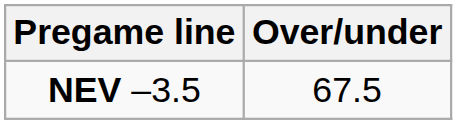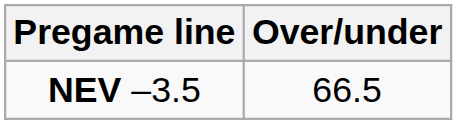(347, 89) 67.5 -> (347, 89) 66.5
